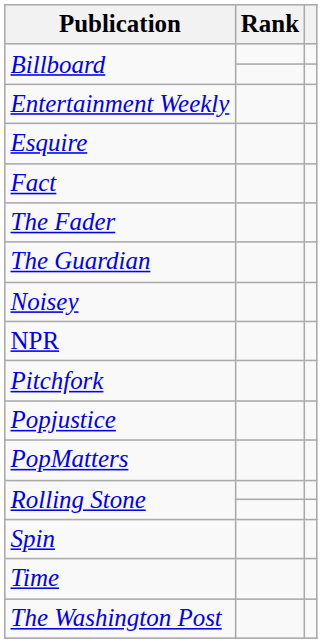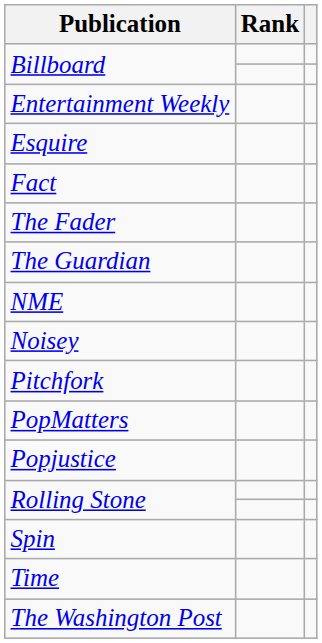+ row: (37, 301)
- row: (35, 340)
rows swapped: (63, 420) <-> (69, 459)
